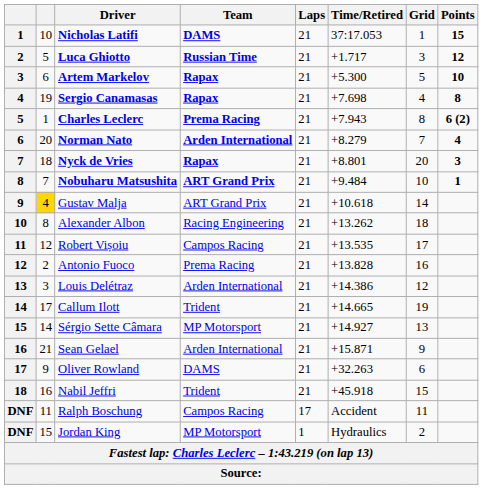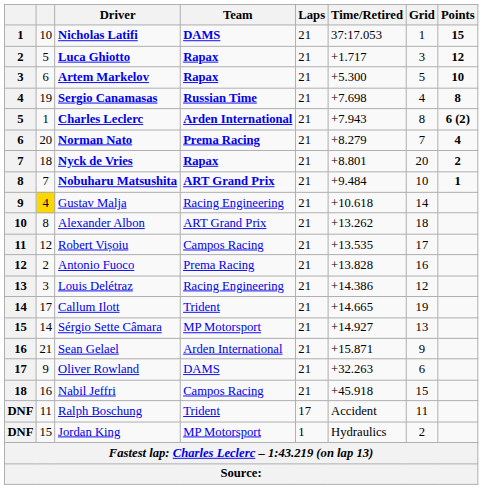(220, 56) Russian Time -> (201, 56) Rapax
(201, 97) Rapax -> (220, 97) Russian Time
(221, 118) Prema Racing -> (238, 118) Arden International
(238, 139) Arden International -> (221, 139) Prema Racing
(458, 160) 3 -> (458, 160) 2
(225, 202) ART Grand Prix -> (234, 202) Racing Engineering
(234, 223) Racing Engineering -> (225, 223) ART Grand Prix
(233, 285) Arden International -> (234, 285) Racing Engineering
(202, 390) Trident -> (223, 390) Campos Racing
(223, 410) Campos Racing -> (202, 410) Trident
